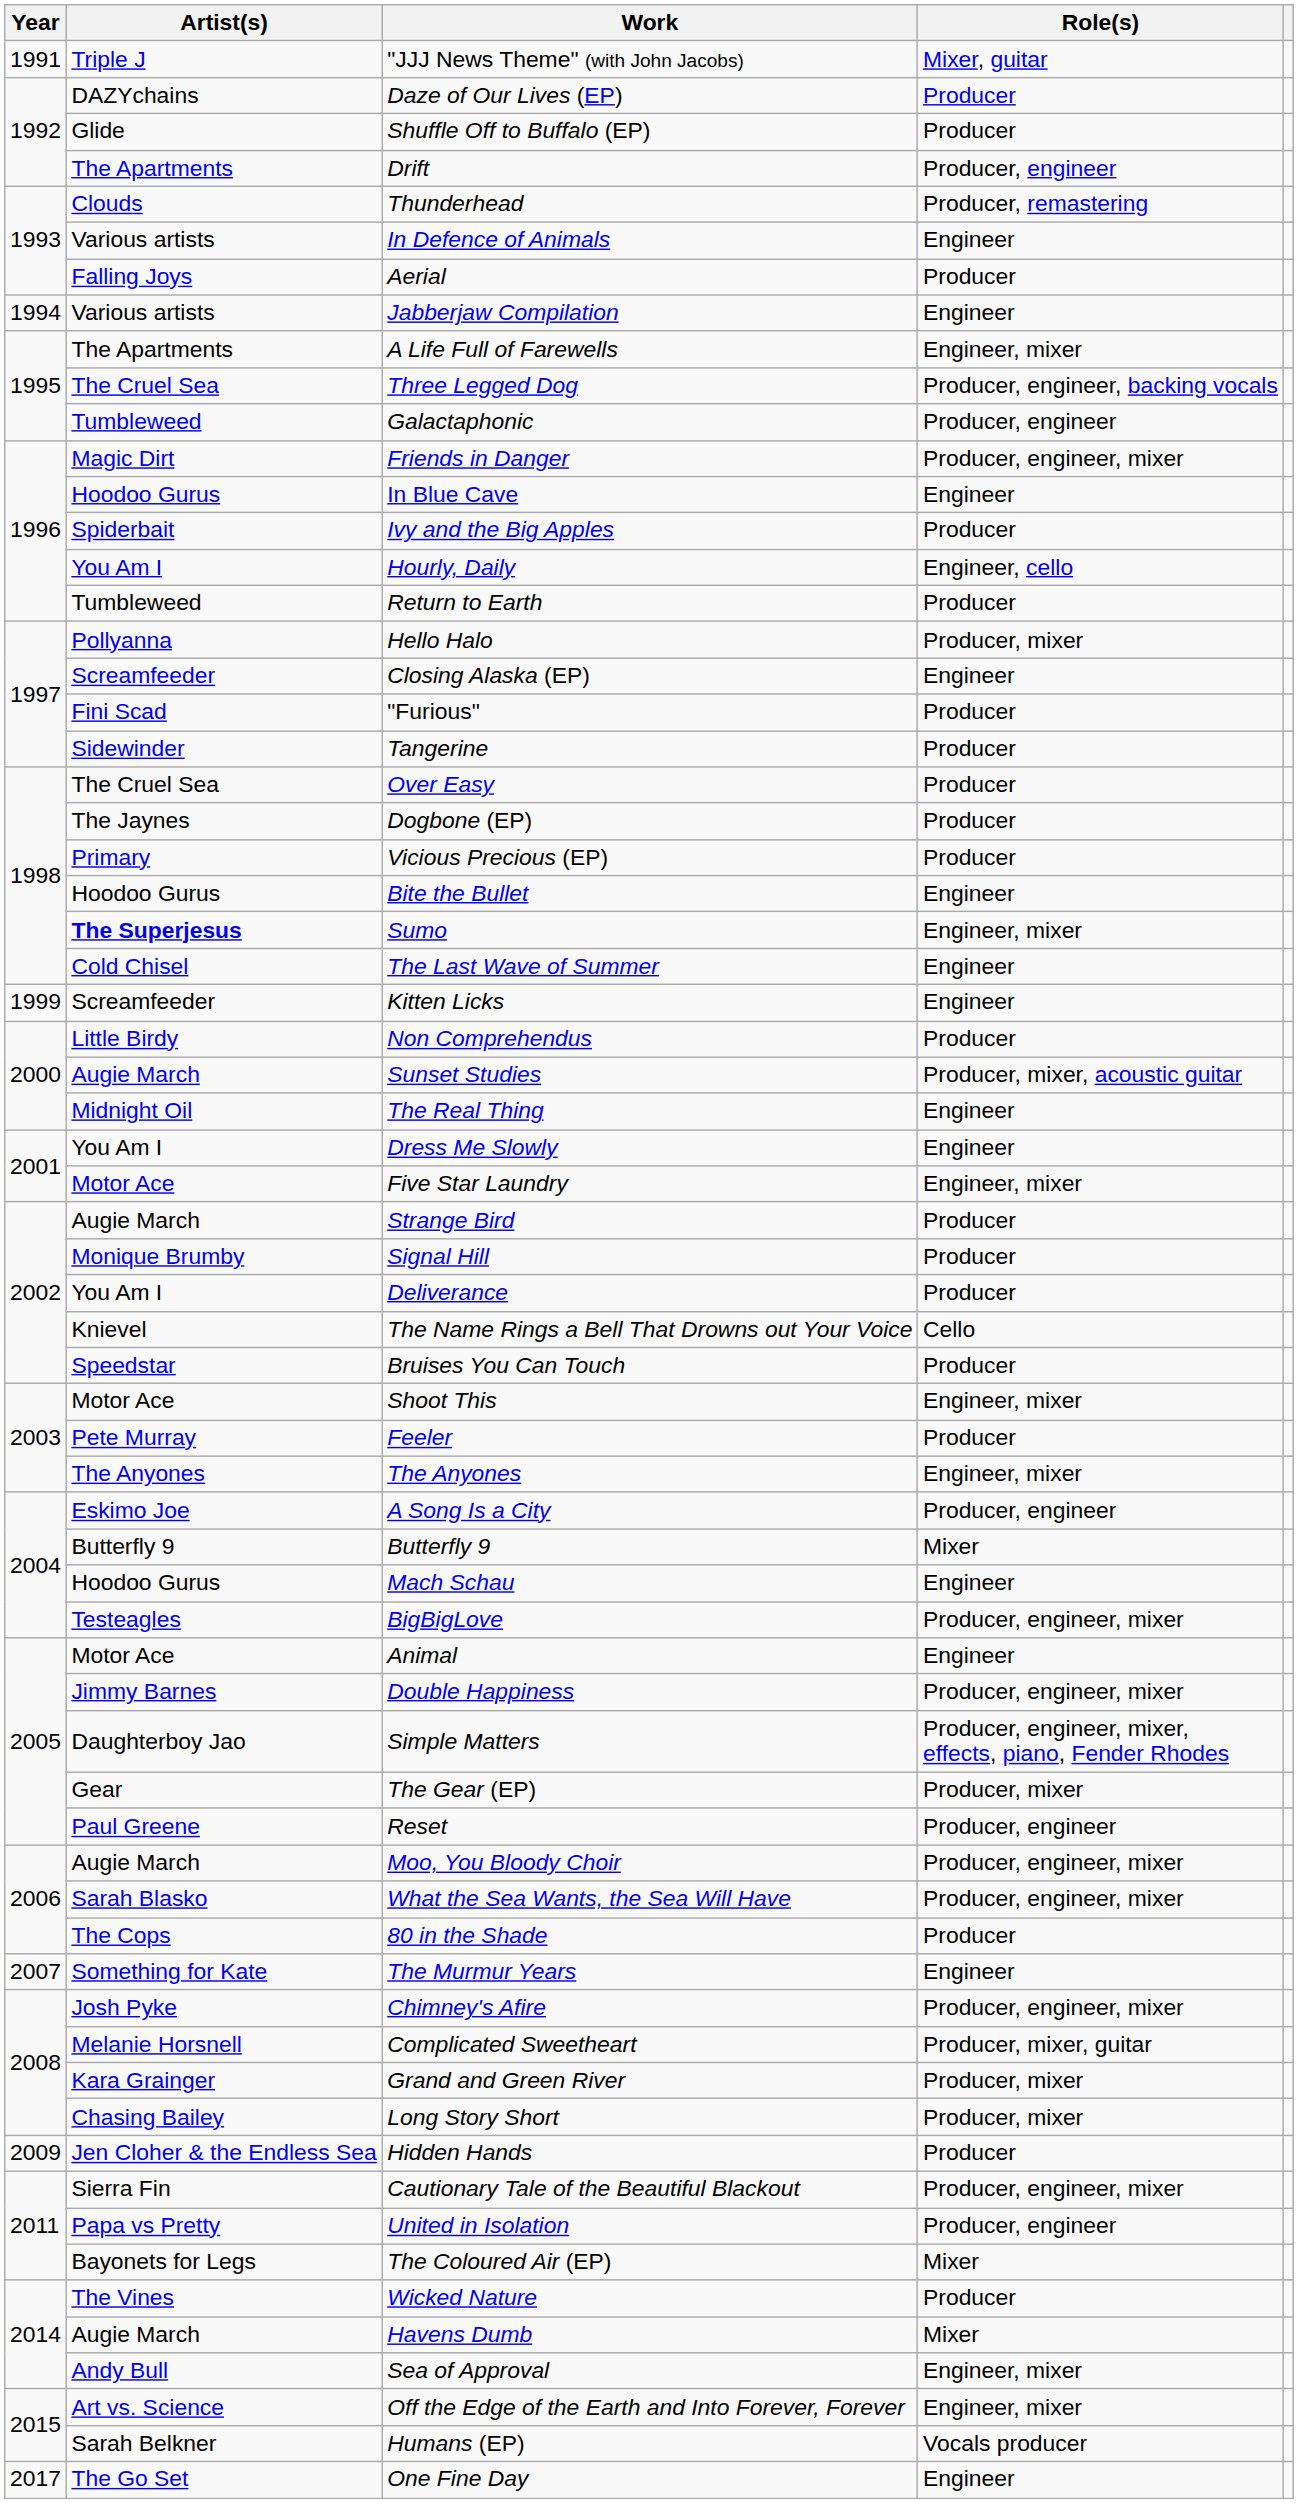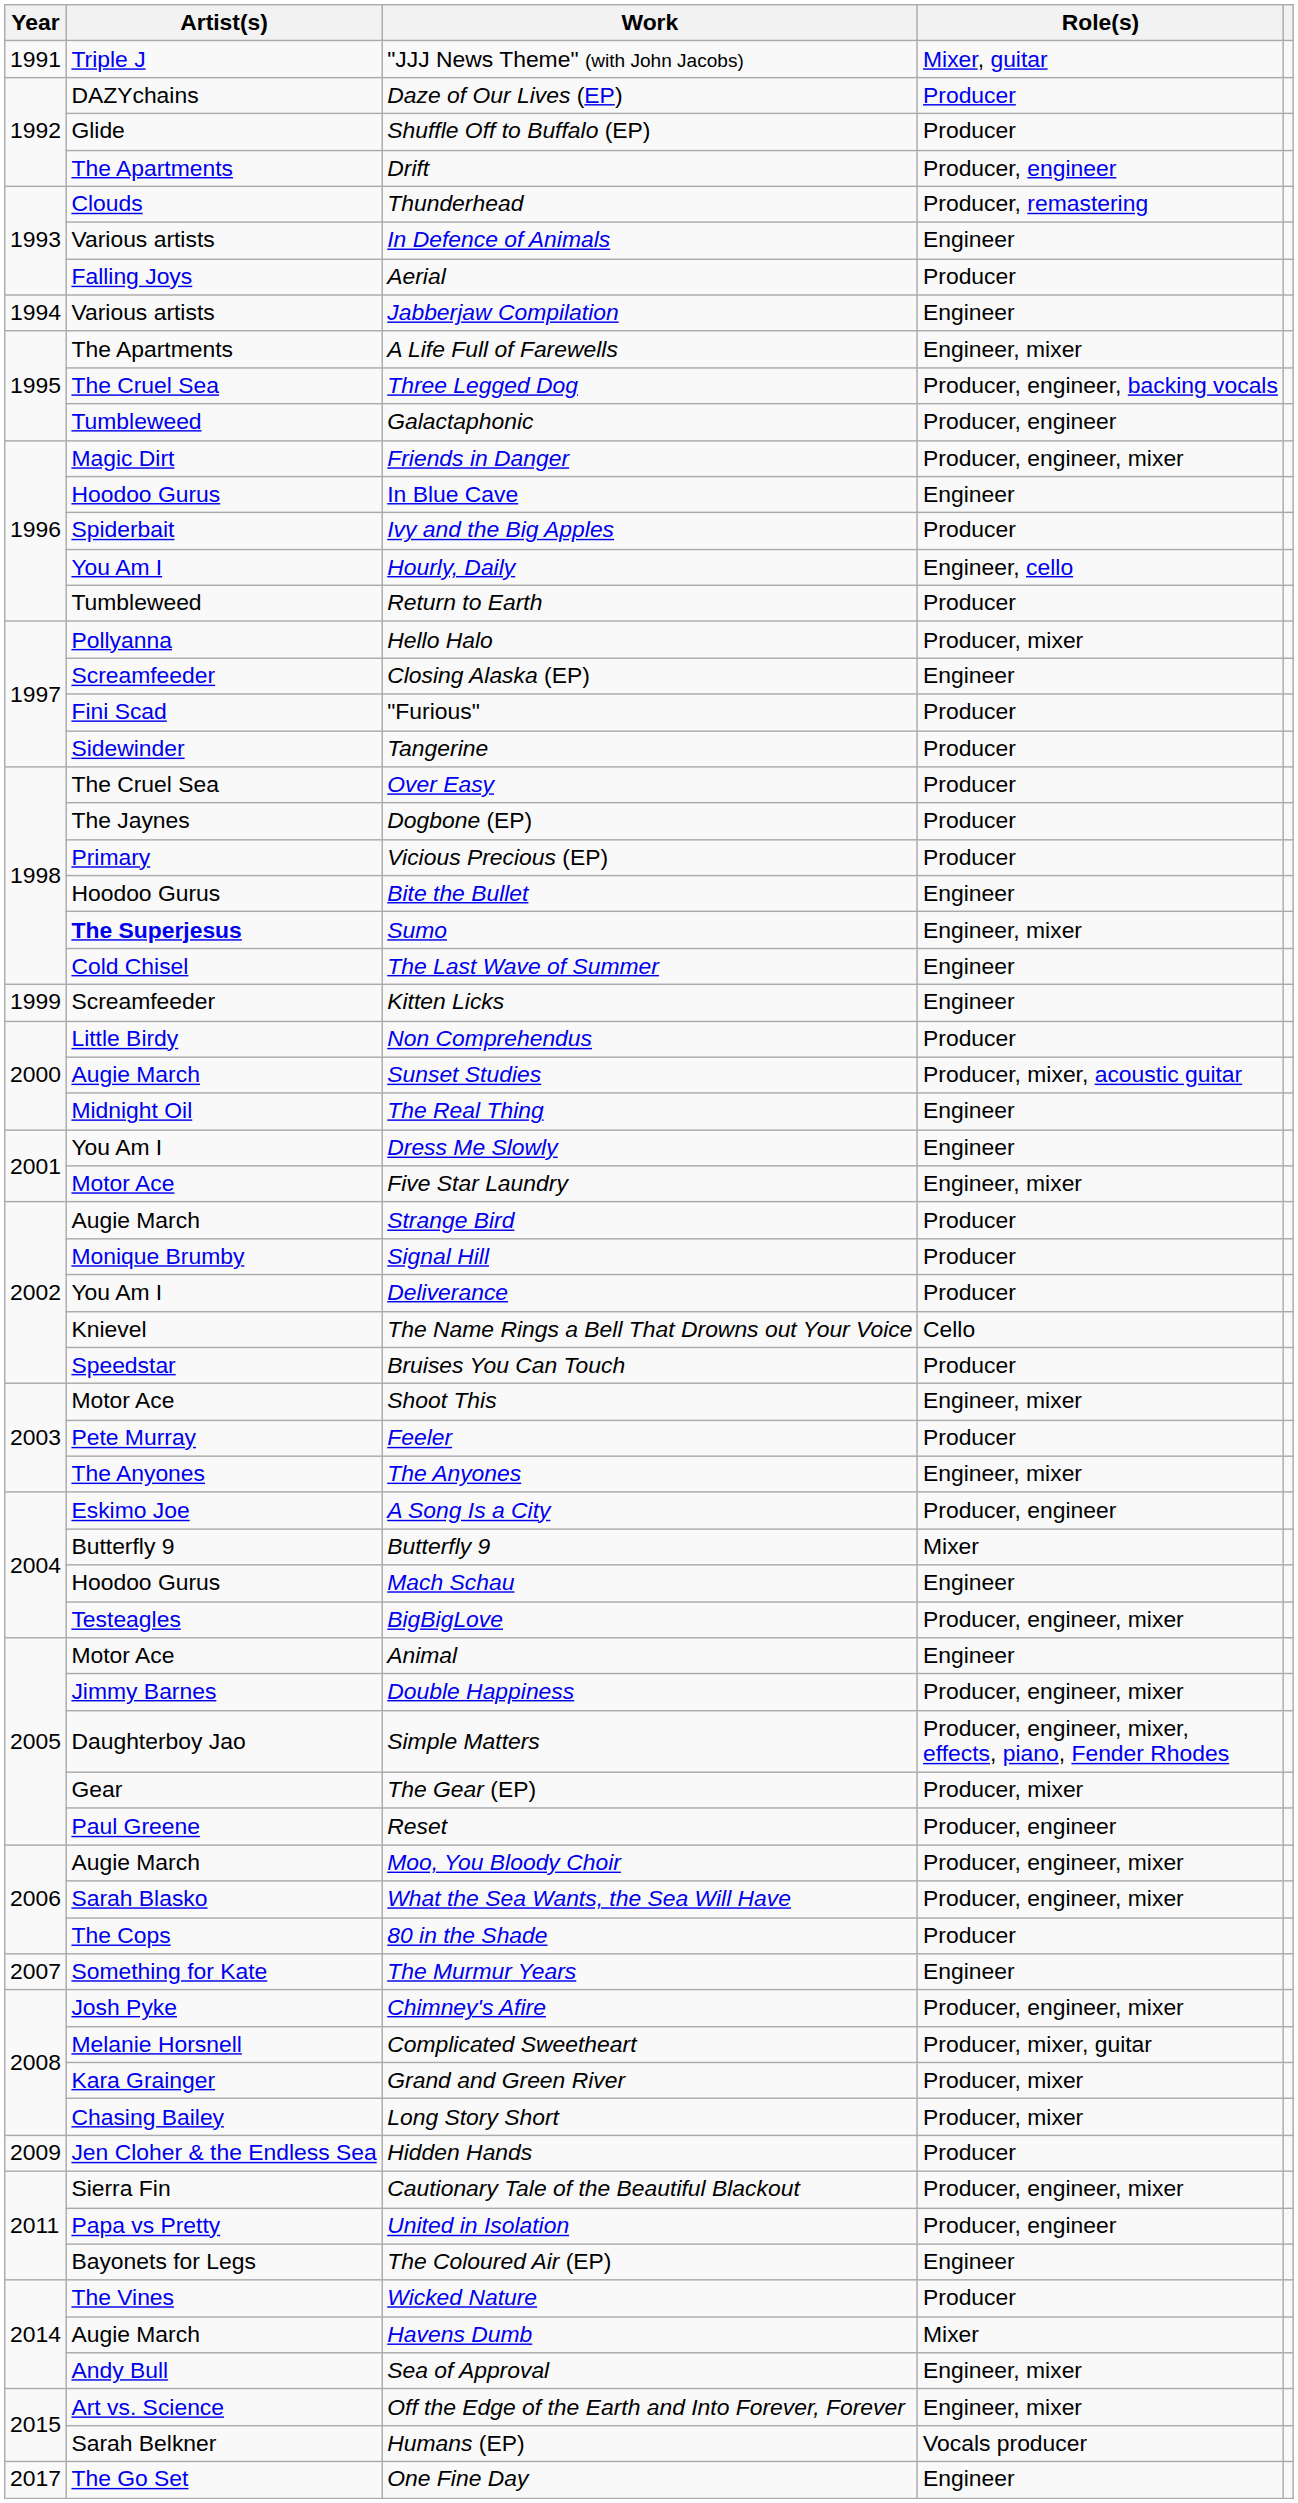(951, 2261) Mixer -> (969, 2261) Engineer
